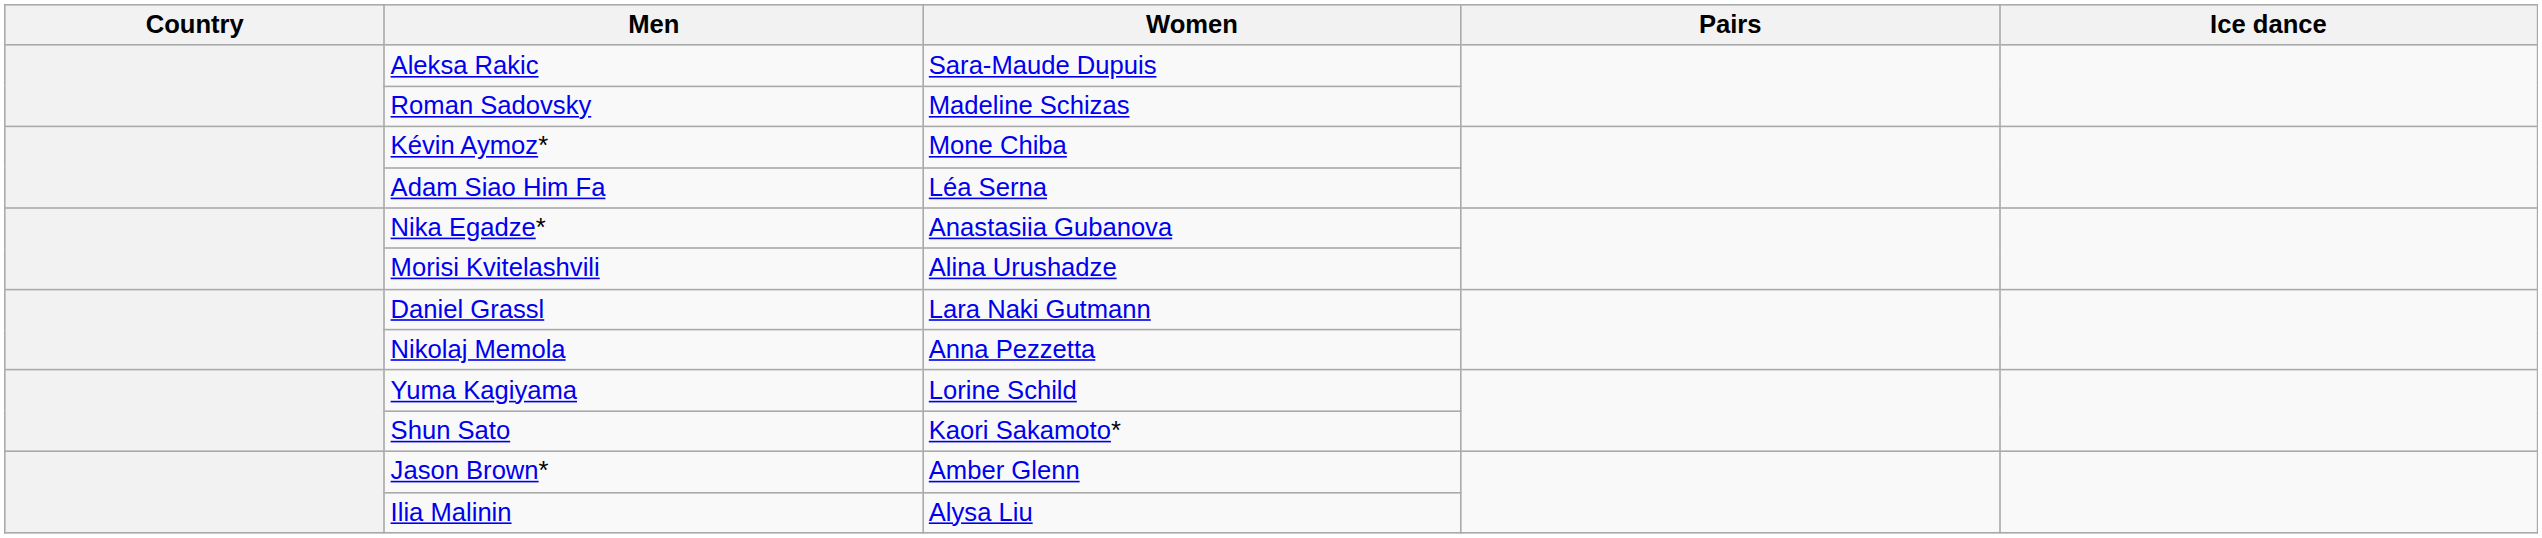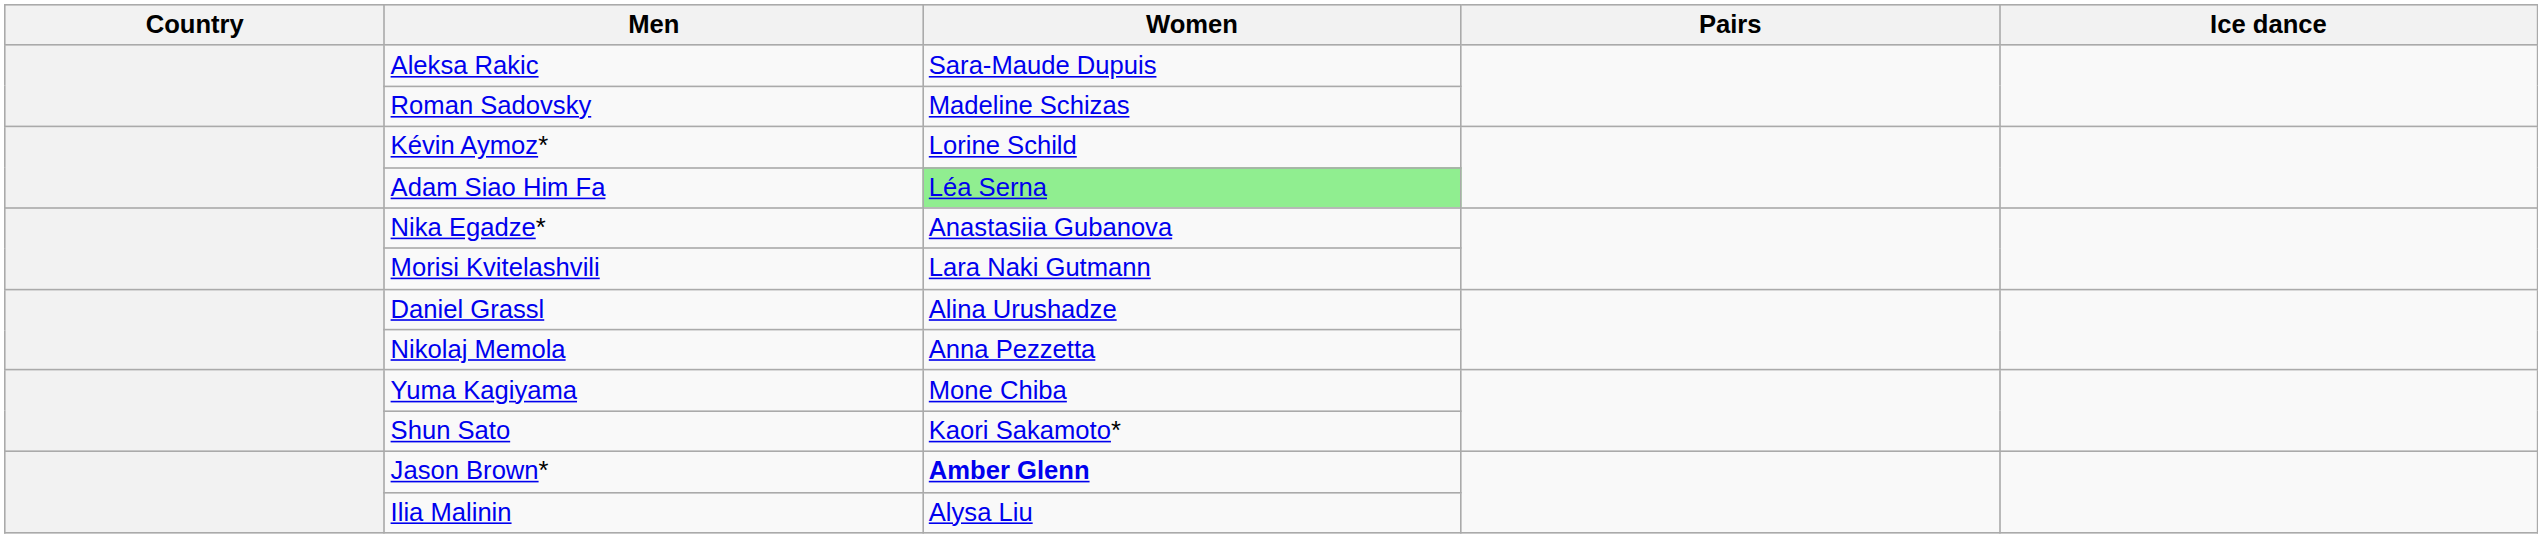(998, 146) Mone Chiba -> (1003, 146) Lorine Schild
(988, 187) no background -> (988, 187) lightgreen background
(1023, 268) Alina Urushadze -> (1040, 268) Lara Naki Gutmann
(1040, 308) Lara Naki Gutmann -> (1023, 308) Alina Urushadze
(1003, 390) Lorine Schild -> (998, 390) Mone Chiba
(1004, 471) normal -> (1009, 471) bold
